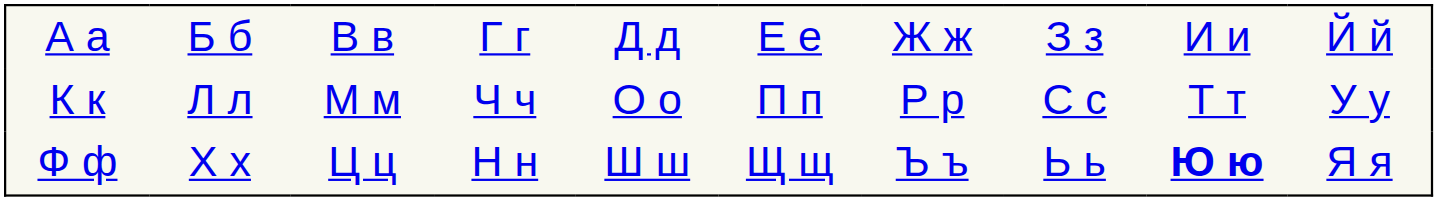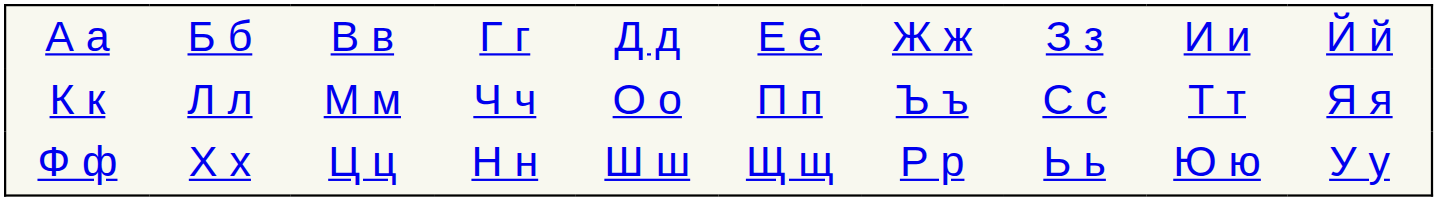(932, 99) Р р -> (932, 99) Ъ ъ
(1360, 99) У у -> (1359, 99) Я я
(932, 162) Ъ ъ -> (932, 162) Р р
(1217, 162) bold -> (1217, 162) normal
(1359, 162) Я я -> (1360, 162) У у
